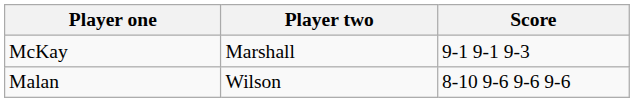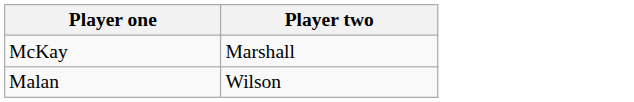- column: (533, 19)
